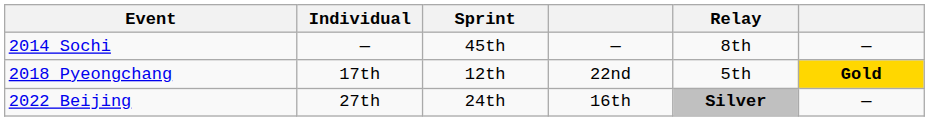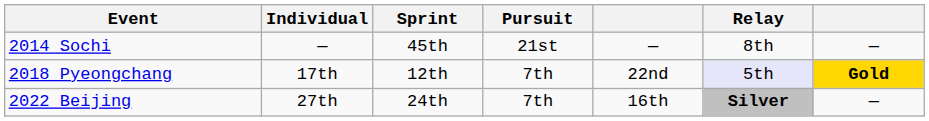+ column: (538, 19)
(736, 74) no background -> (758, 74) lavender background
